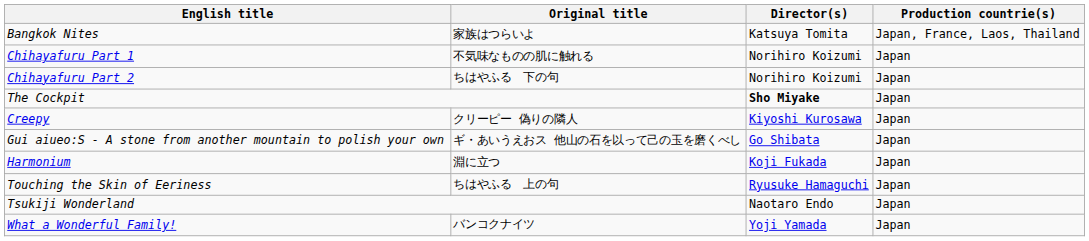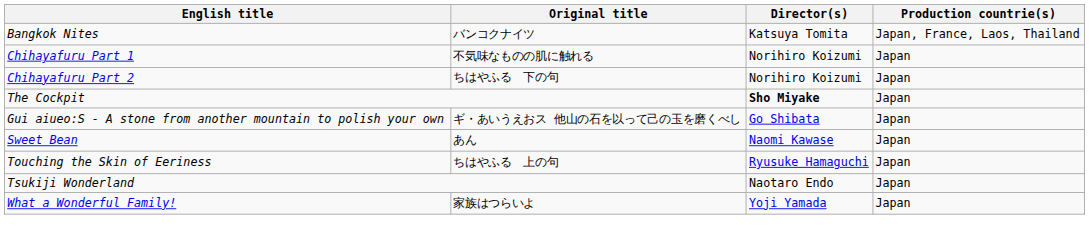(494, 34) 家族はつらいよ -> (494, 34) バンコクナイツ
- row: (28, 119)
- row: (39, 162)
+ row: (42, 141)
(494, 224) バンコクナイツ -> (494, 203) 家族はつらいよ
